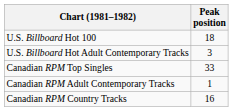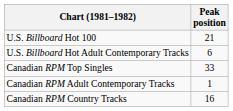(210, 38) 18 -> (210, 38) 21
(210, 53) 3 -> (210, 53) 6
